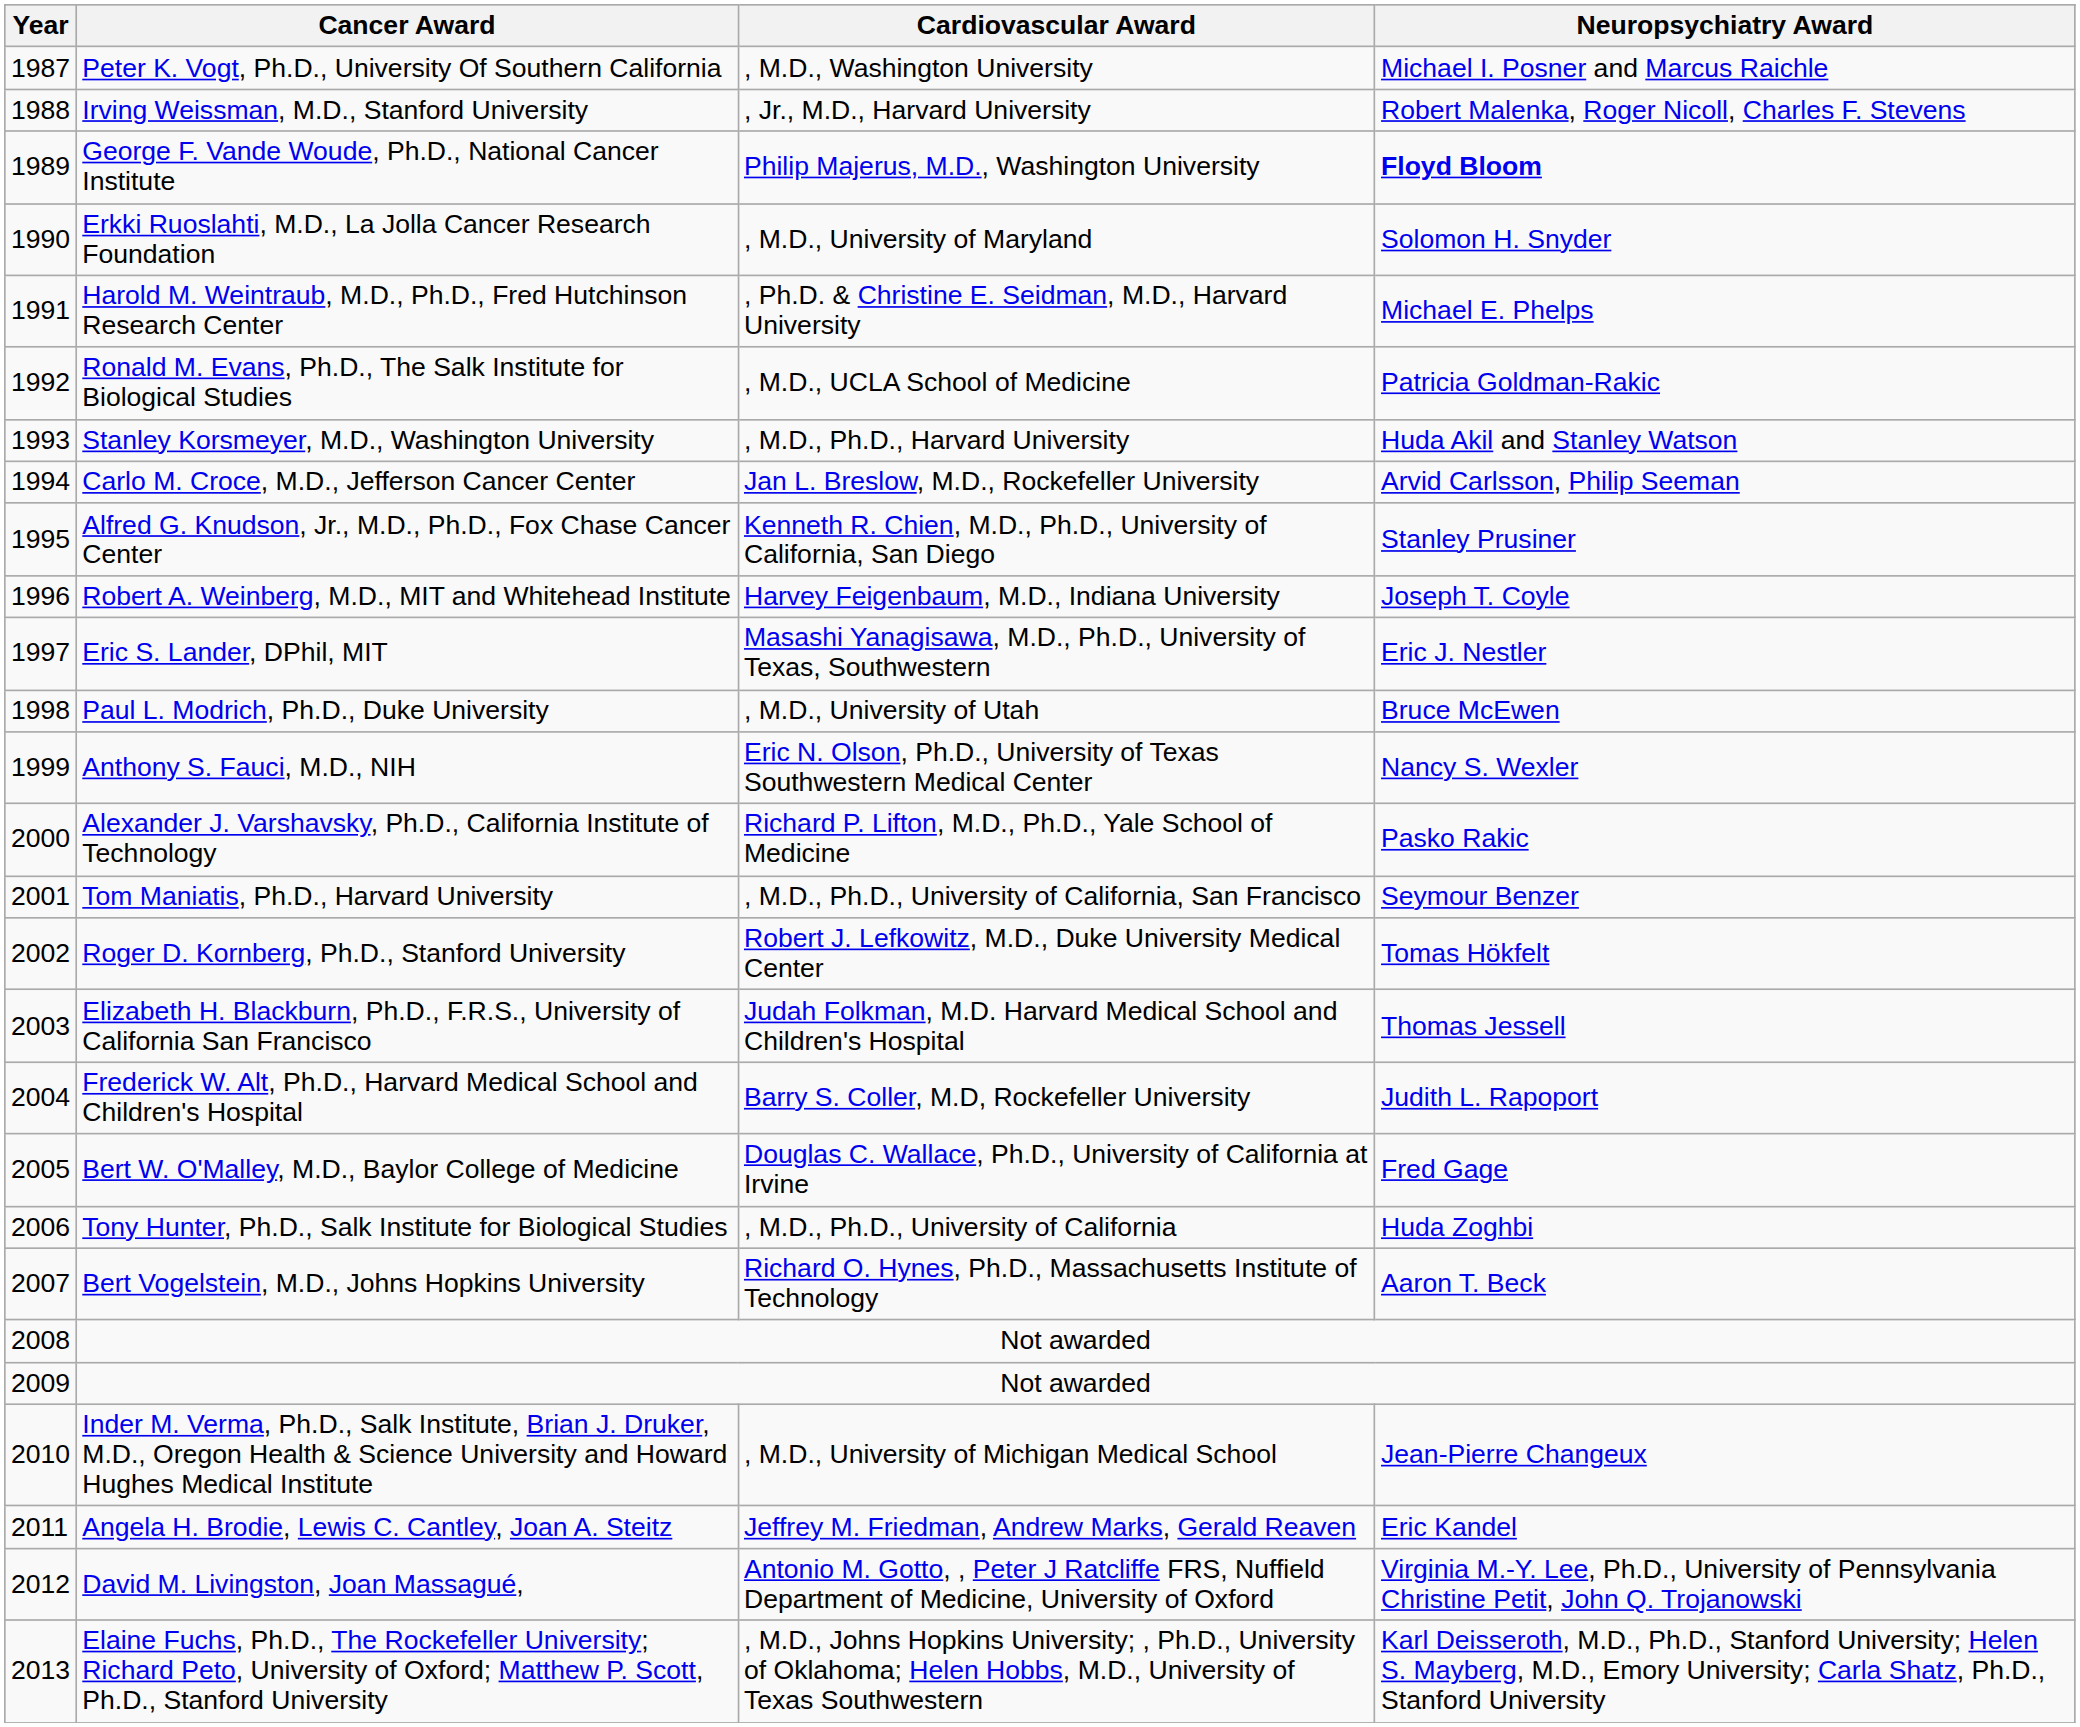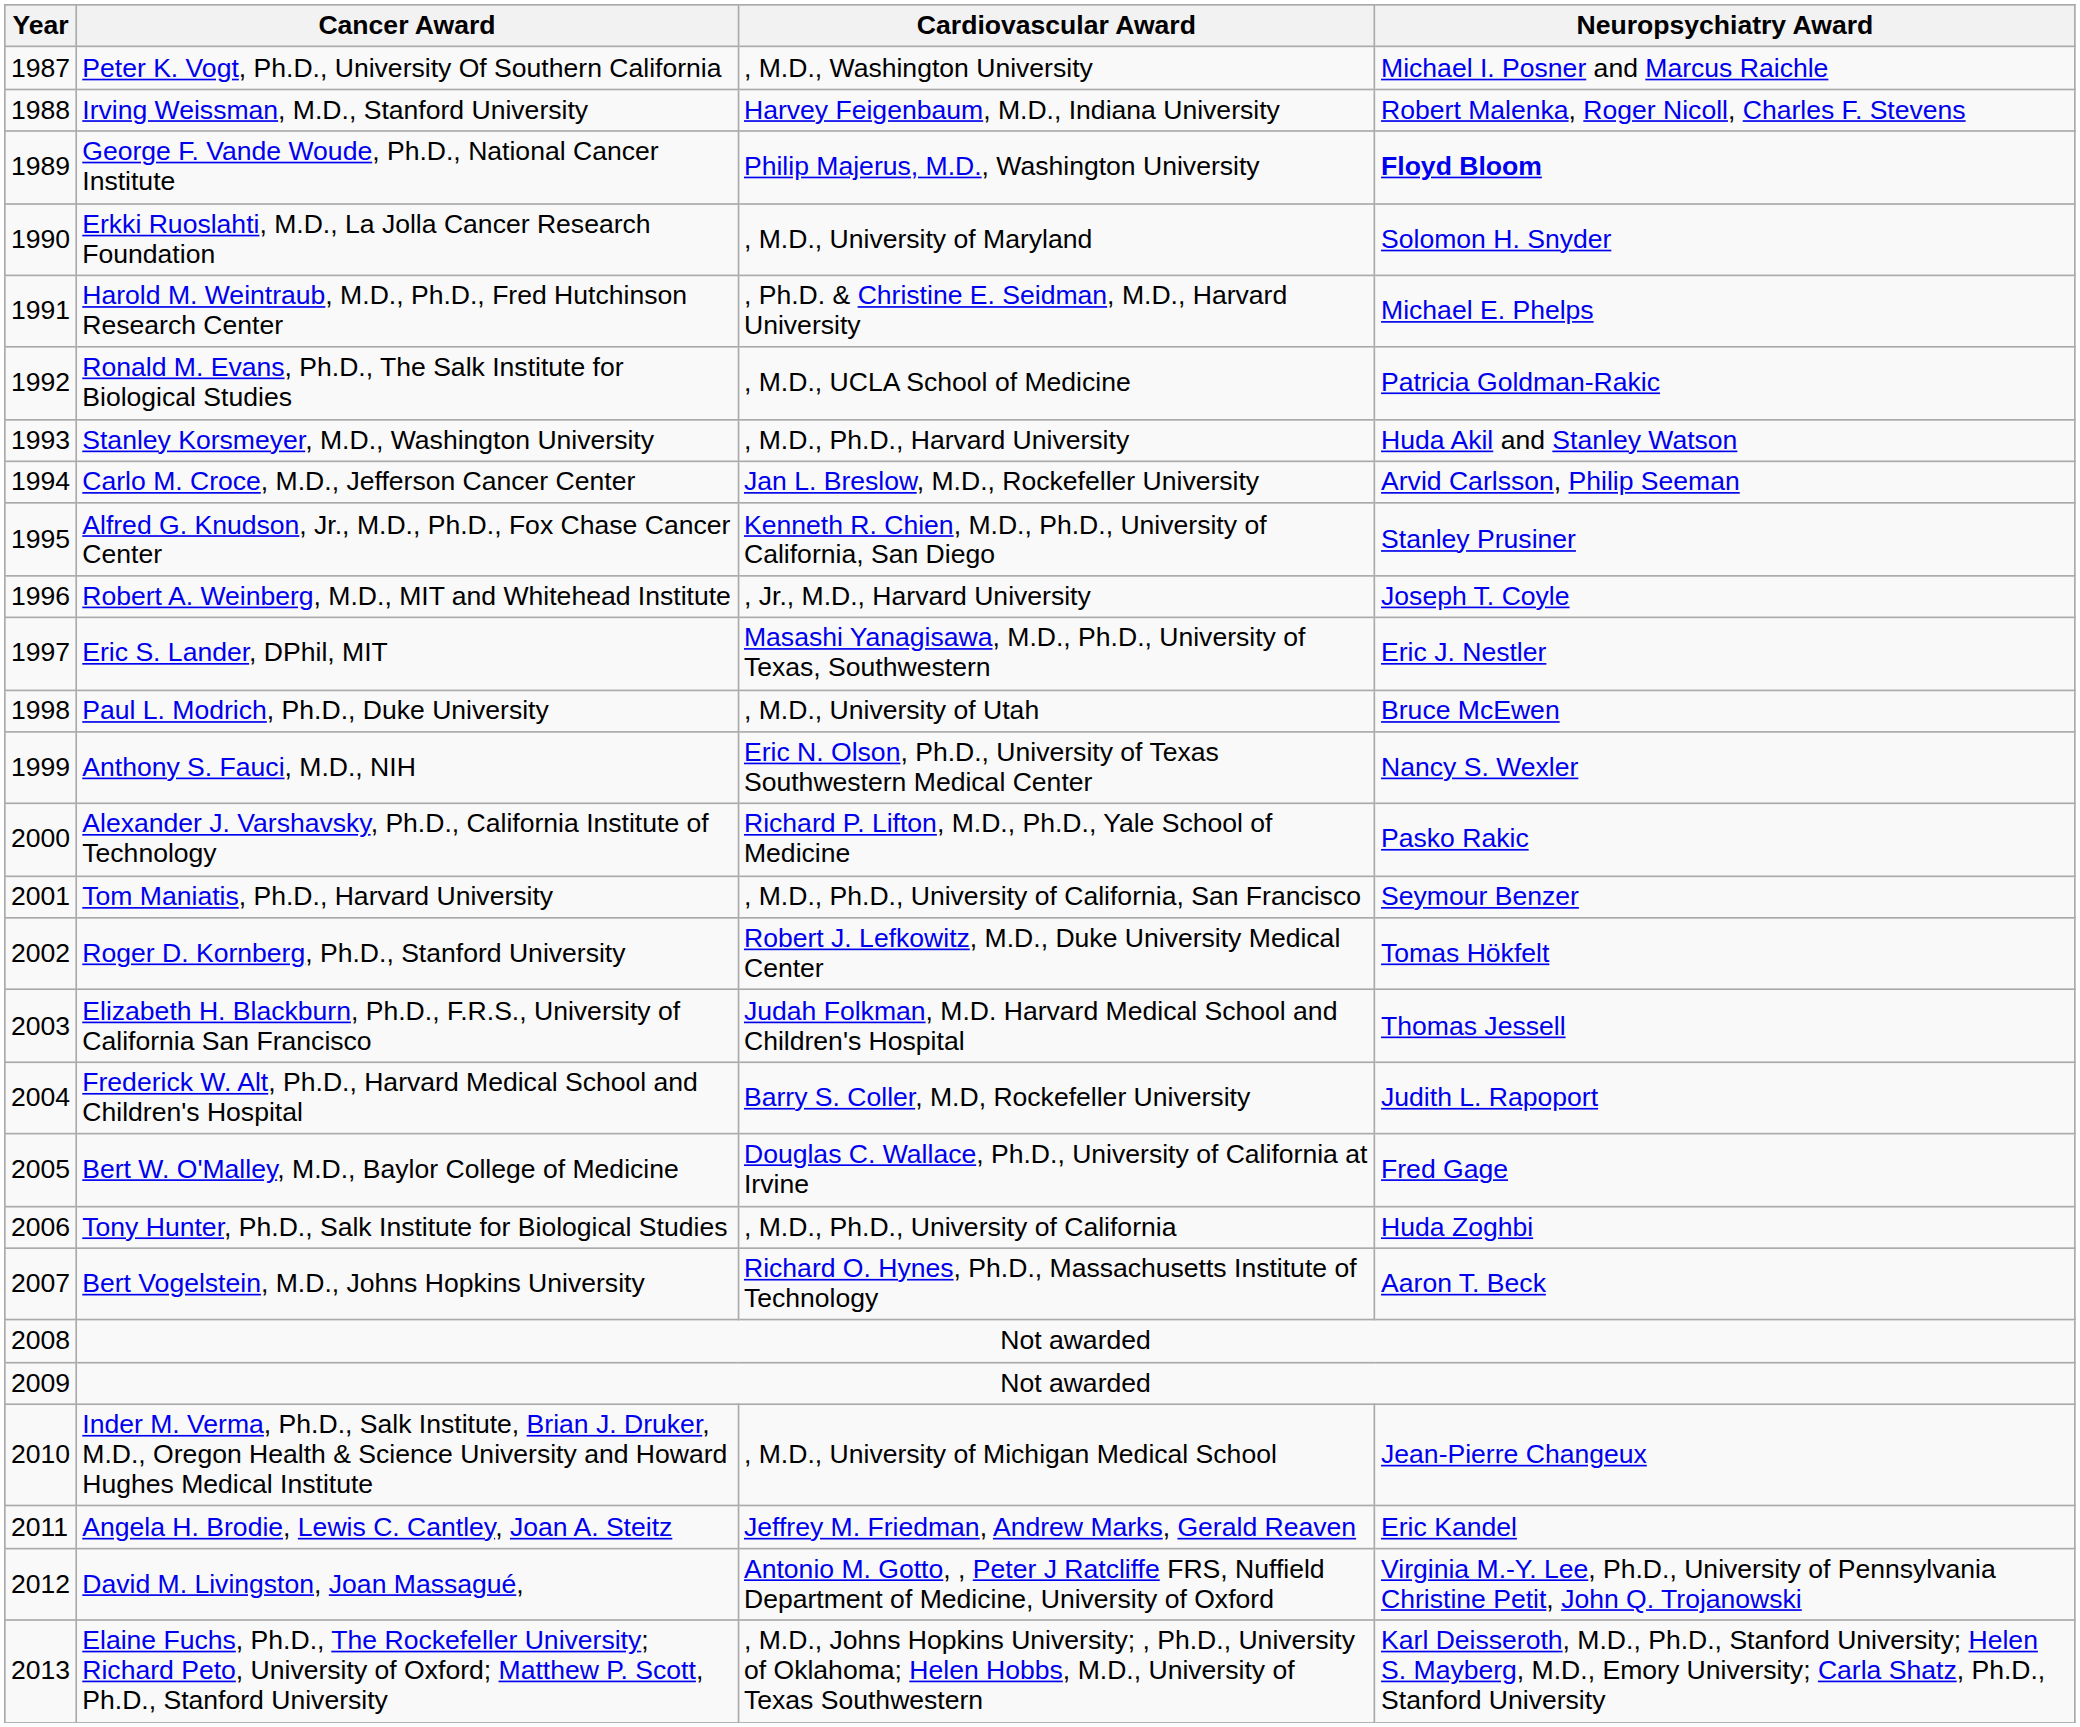(917, 109) , Jr., M.D., Harvard University -> (1012, 109) Harvey Feigenbaum, M.D., Indiana University
(1012, 596) Harvey Feigenbaum, M.D., Indiana University -> (917, 596) , Jr., M.D., Harvard University
